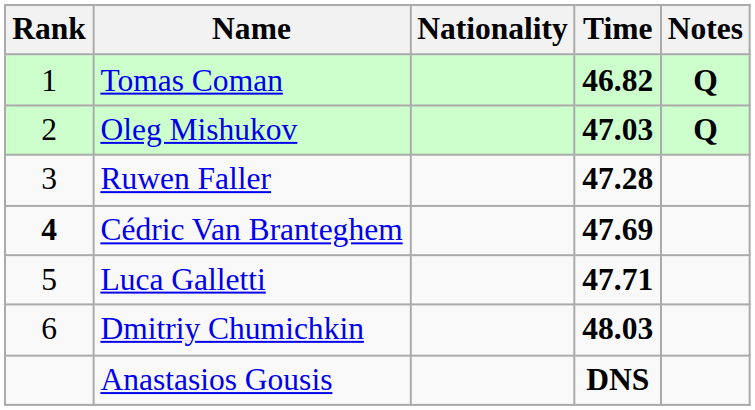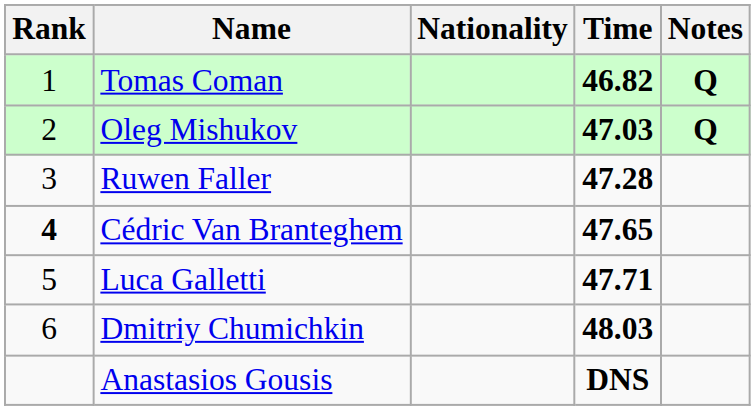(618, 229) 47.69 -> (618, 229) 47.65
